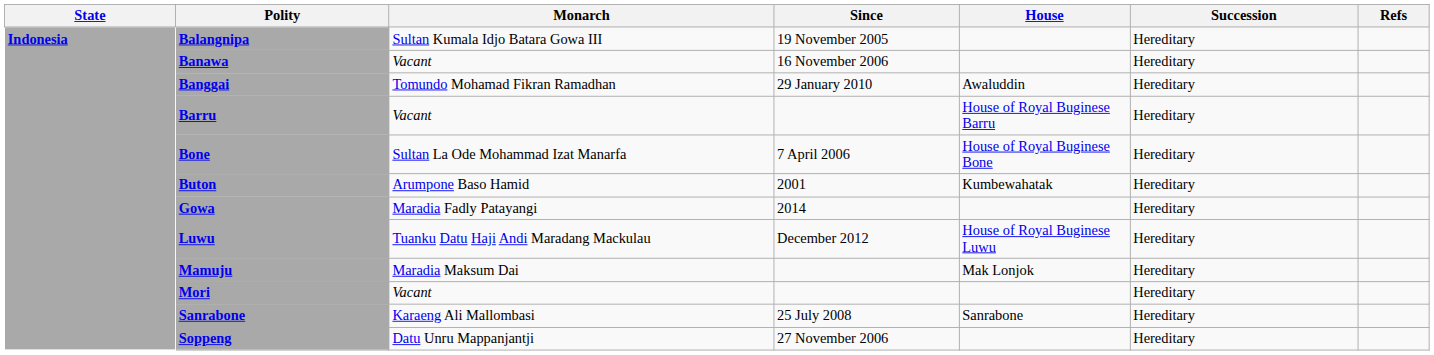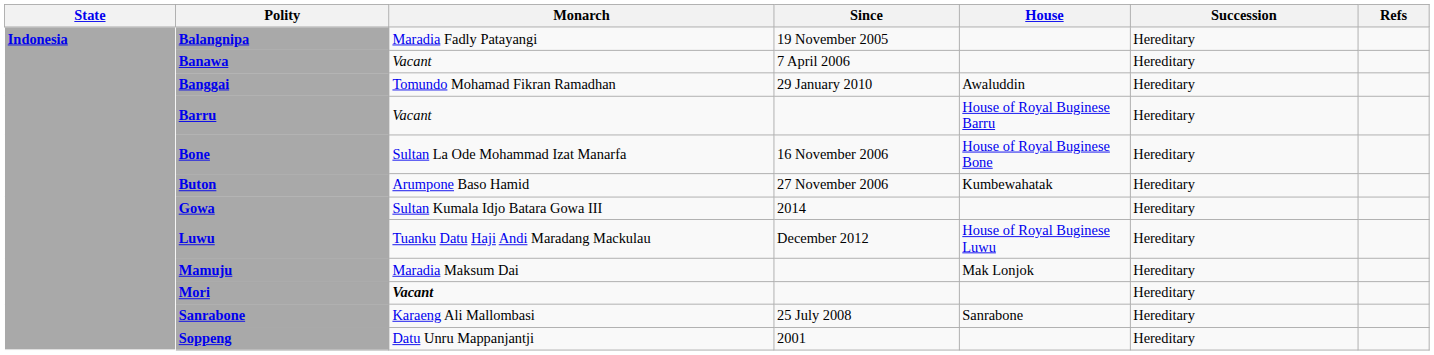(497, 38) Sultan Kumala Idjo Batara Gowa III -> (465, 38) Maradia Fadly Patayangi
(833, 61) 16 November 2006 -> (814, 61) 7 April 2006
(814, 154) 7 April 2006 -> (833, 154) 16 November 2006
(791, 185) 2001 -> (833, 185) 27 November 2006
(465, 208) Maradia Fadly Patayangi -> (497, 208) Sultan Kumala Idjo Batara Gowa III
(412, 292) normal -> (413, 292) bold
(833, 338) 27 November 2006 -> (791, 338) 2001
